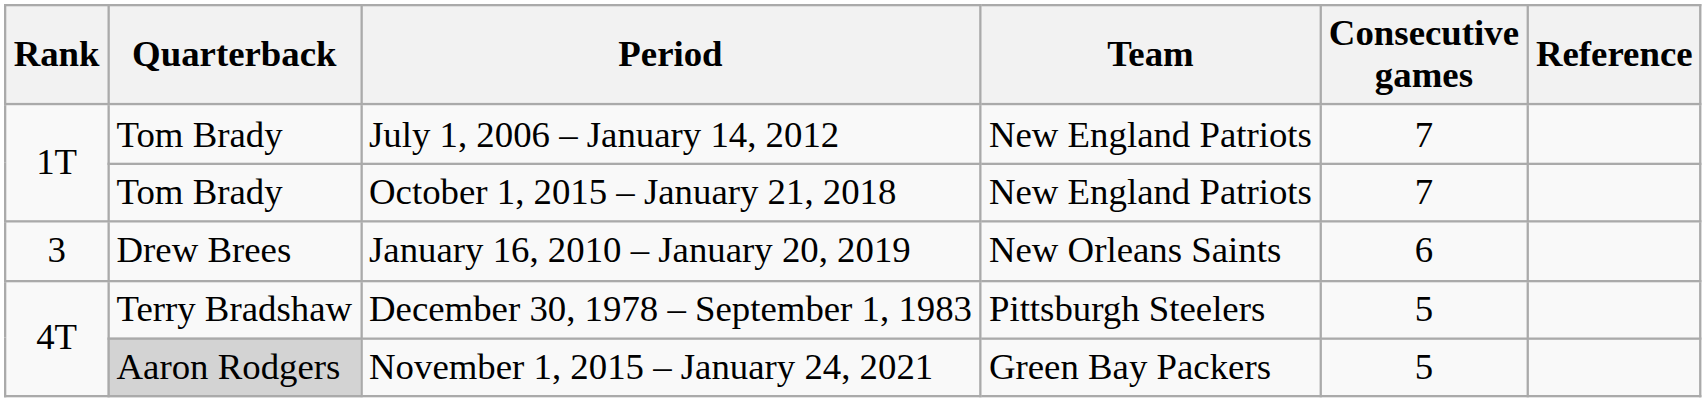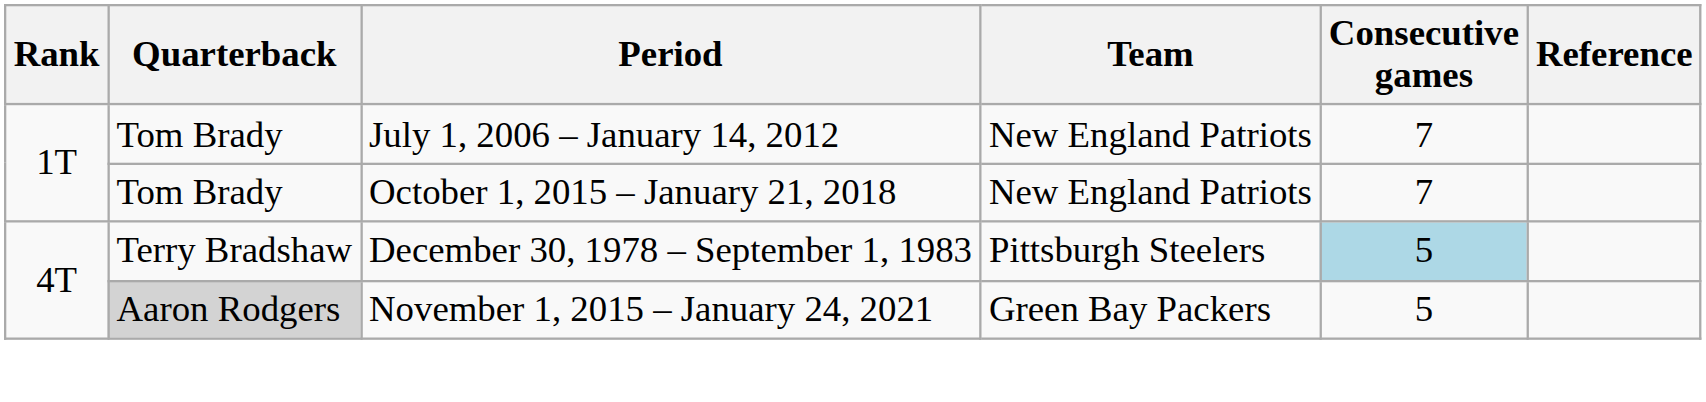- row: (640, 250)
(1424, 308) no background -> (1424, 250) lightblue background
